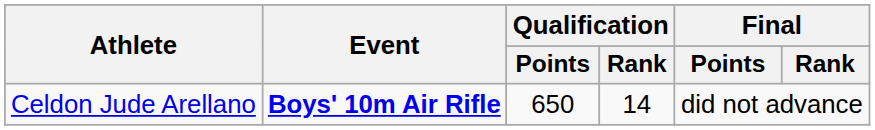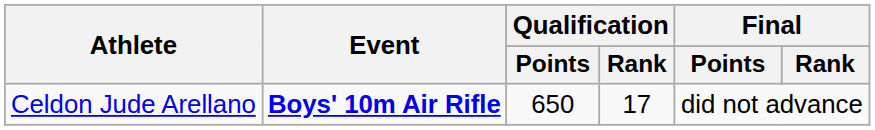(637, 105) 14 -> (637, 105) 17
